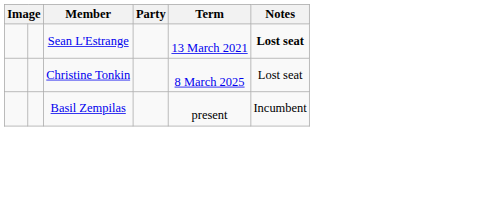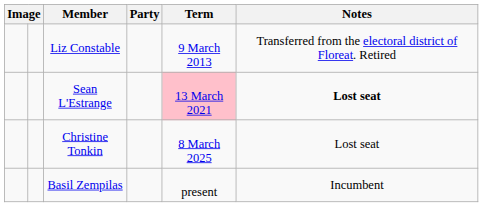+ row: (85, 48)
(210, 48) no background -> (199, 103) pink background
